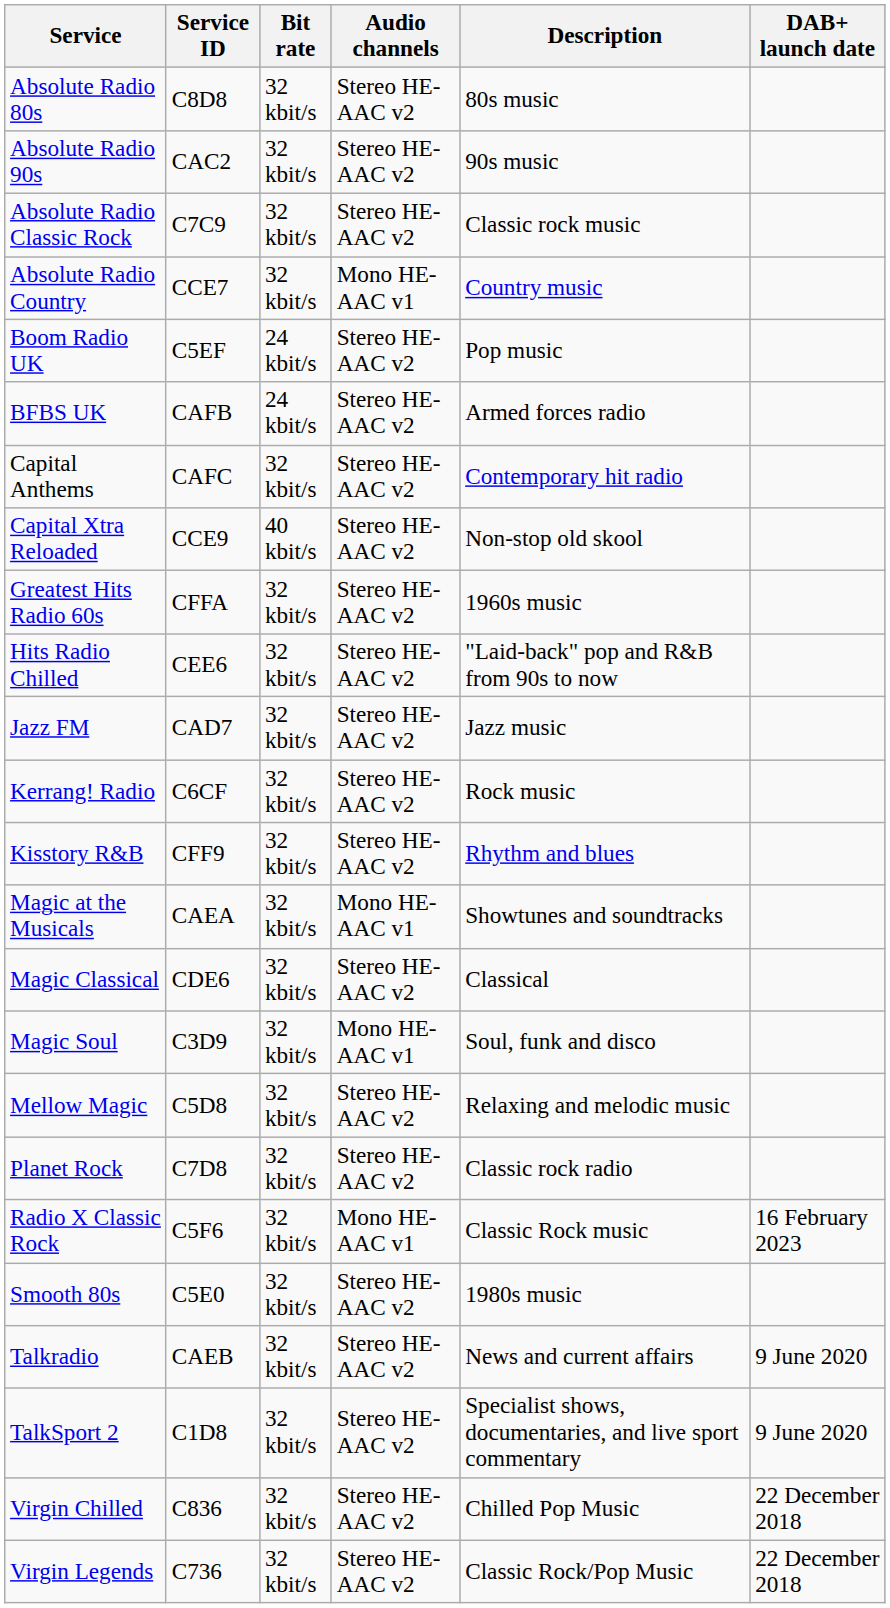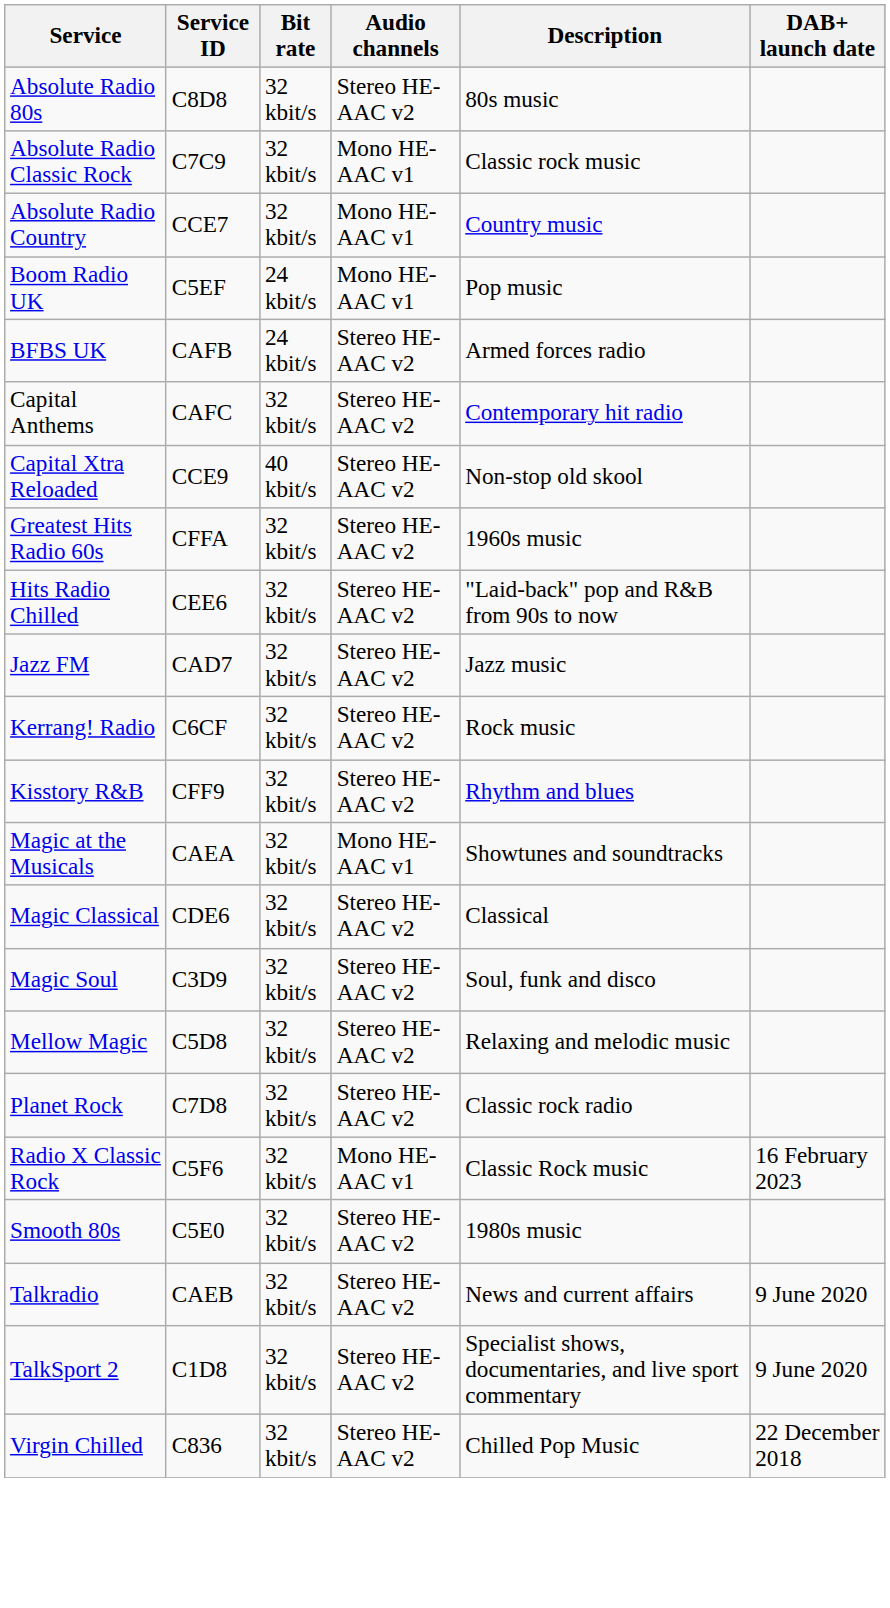- row: (83, 161)
(389, 224) Stereo HE-AAC v2 -> (387, 161) Mono HE-AAC v1
(389, 350) Stereo HE-AAC v2 -> (387, 287) Mono HE-AAC v1
(387, 1042) Mono HE-AAC v1 -> (389, 979) Stereo HE-AAC v2
- row: (82, 1571)
